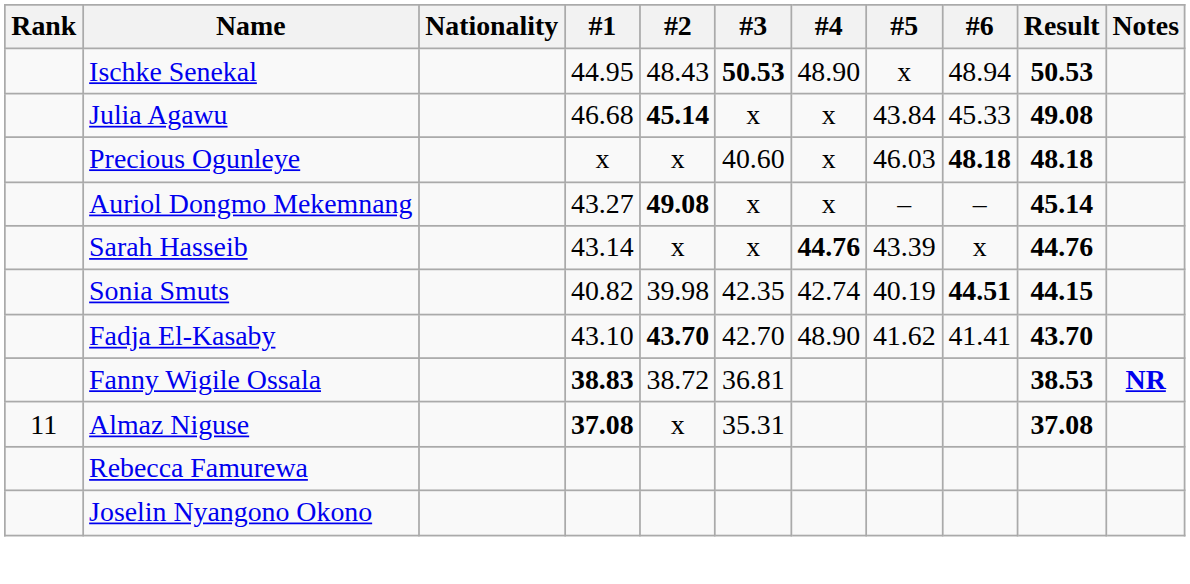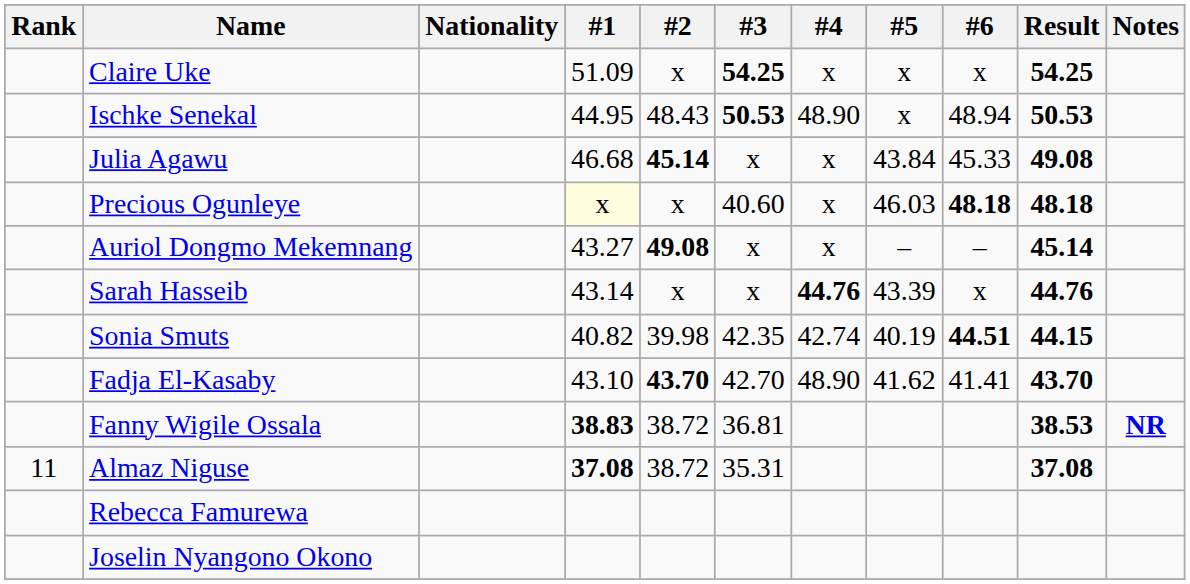+ row: (150, 70)
(602, 159) no background -> (602, 203) lightyellow background
(678, 423) x -> (678, 468) 38.72
